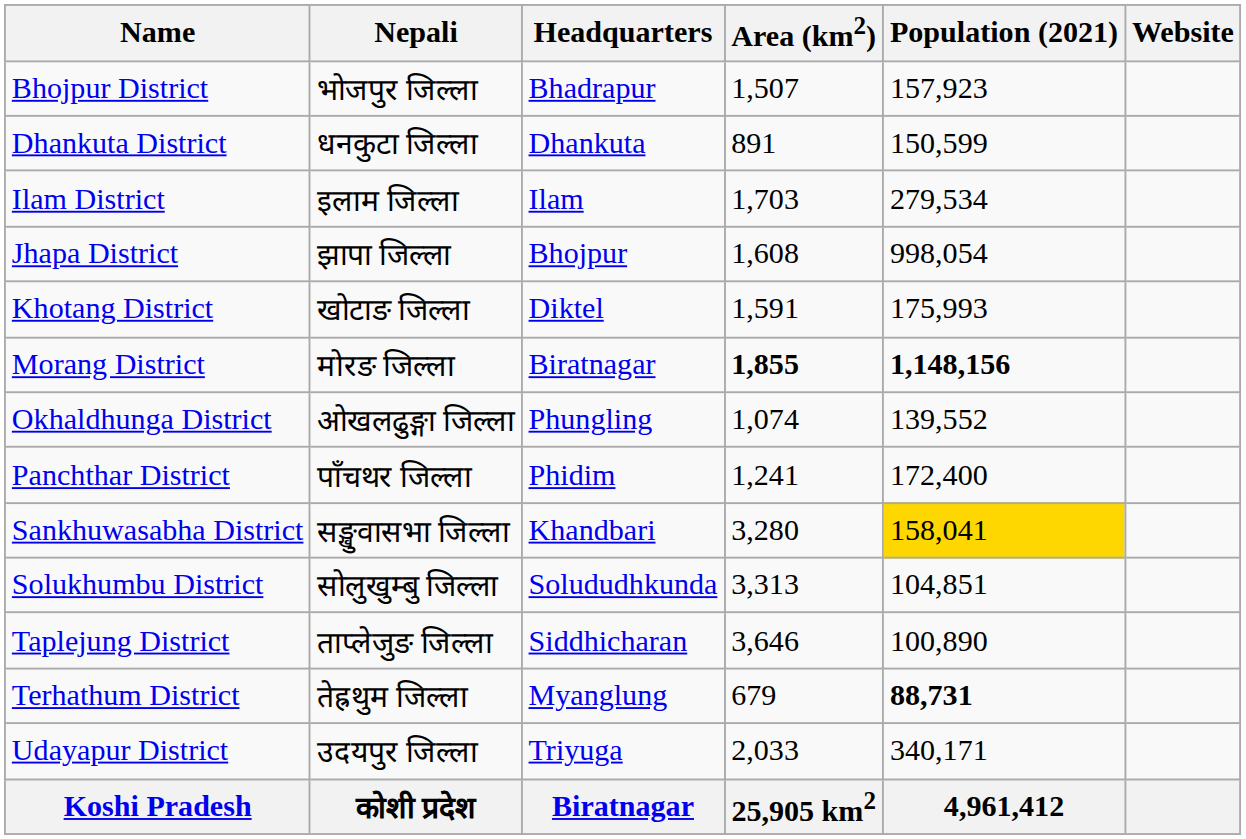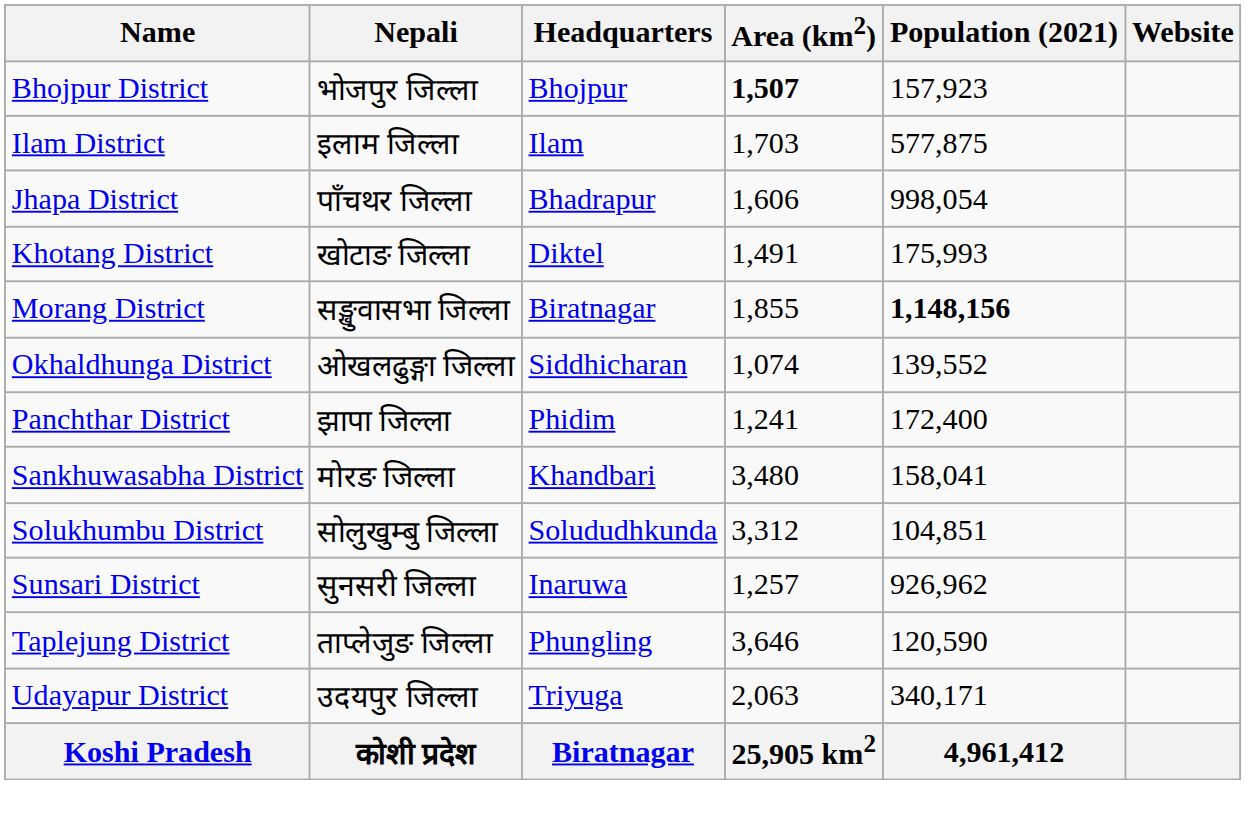(592, 87) Bhadrapur -> (578, 87) Bhojpur
(765, 87) normal -> (765, 87) bold
- row: (119, 143)
(939, 198) 279,534 -> (939, 143) 577,875
(384, 255) झापा जिल्ला -> (394, 200) पाँचथर जिल्ला
(578, 253) Bhojpur -> (592, 198) Bhadrapur
(765, 253) 1,608 -> (765, 198) 1,606
(765, 308) 1,591 -> (765, 253) 1,491
(386, 365) मोरङ जिल्ला -> (413, 310) सङ्खुवासभा जिल्ला
(765, 364) bold -> (765, 308) normal
(590, 419) Phungling -> (608, 364) Siddhicharan
(394, 476) पाँचथर जिल्ला -> (384, 421) झापा जिल्ला
(413, 531) सङ्खुवासभा जिल्ला -> (386, 476) मोरङ जिल्ला
(765, 529) 3,280 -> (765, 474) 3,480
(939, 529) gold background -> (939, 474) no background
(765, 584) 3,313 -> (765, 529) 3,312
+ row: (106, 584)
(608, 640) Siddhicharan -> (590, 640) Phungling
(939, 640) 100,890 -> (939, 640) 120,590
- row: (126, 695)
(765, 750) 2,033 -> (765, 695) 2,063
